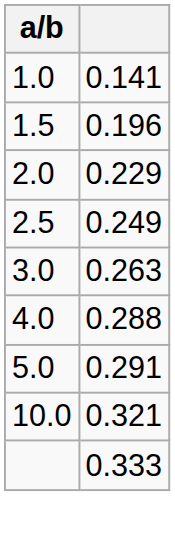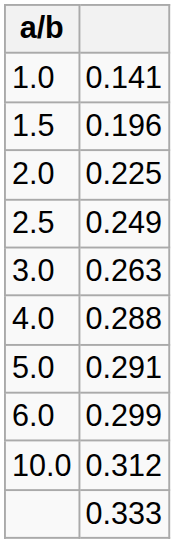(124, 174) 0.229 -> (124, 174) 0.225
+ row: (33, 416)
(124, 416) 0.321 -> (124, 464) 0.312
